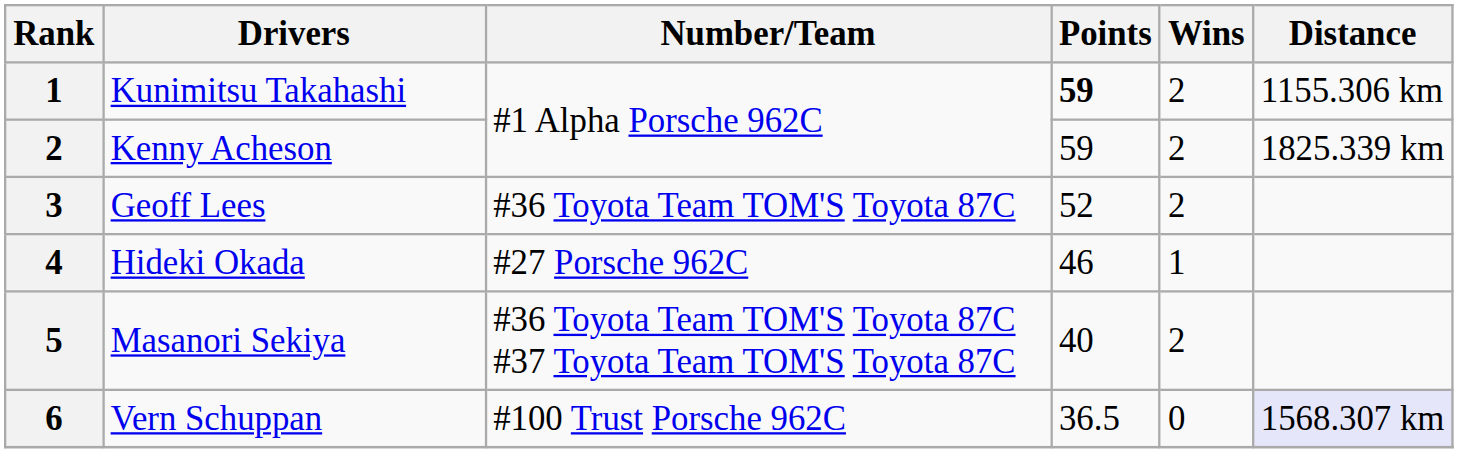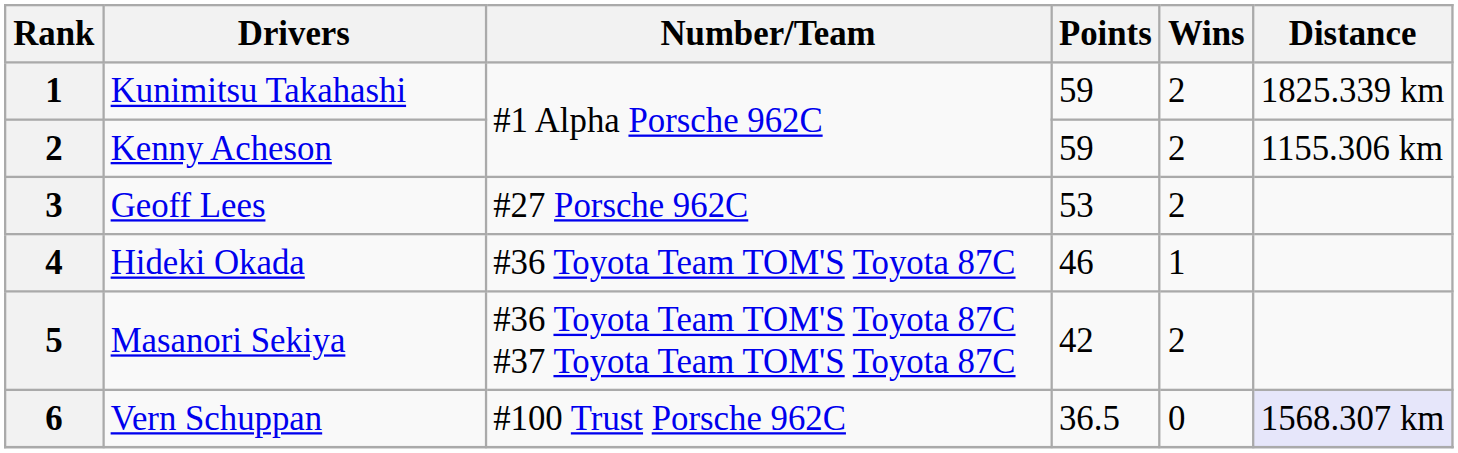(1076, 90) bold -> (1076, 90) normal
(1352, 90) 1155.306 km -> (1353, 90) 1825.339 km
(1353, 148) 1825.339 km -> (1352, 148) 1155.306 km
(754, 205) #36 Toyota Team TOM'S Toyota 87C -> (621, 205) #27 Porsche 962C
(1076, 205) 52 -> (1076, 205) 53
(621, 262) #27 Porsche 962C -> (754, 262) #36 Toyota Team TOM'S Toyota 87C
(1076, 340) 40 -> (1076, 340) 42
